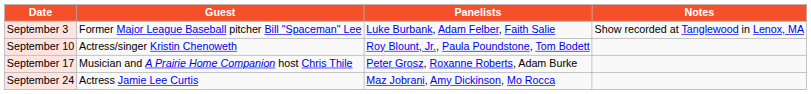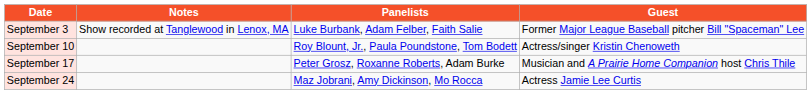columns swapped: (220, 13) <-> (699, 13)
